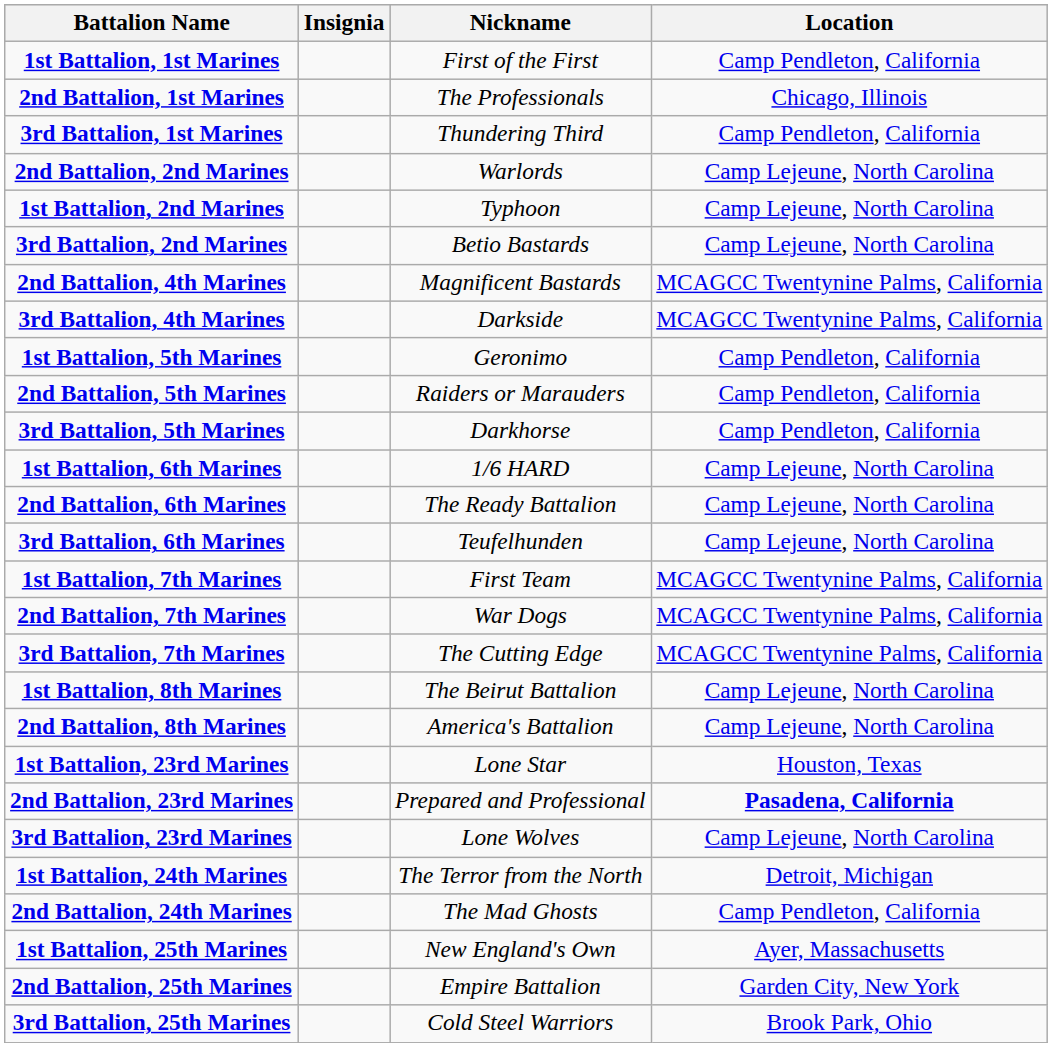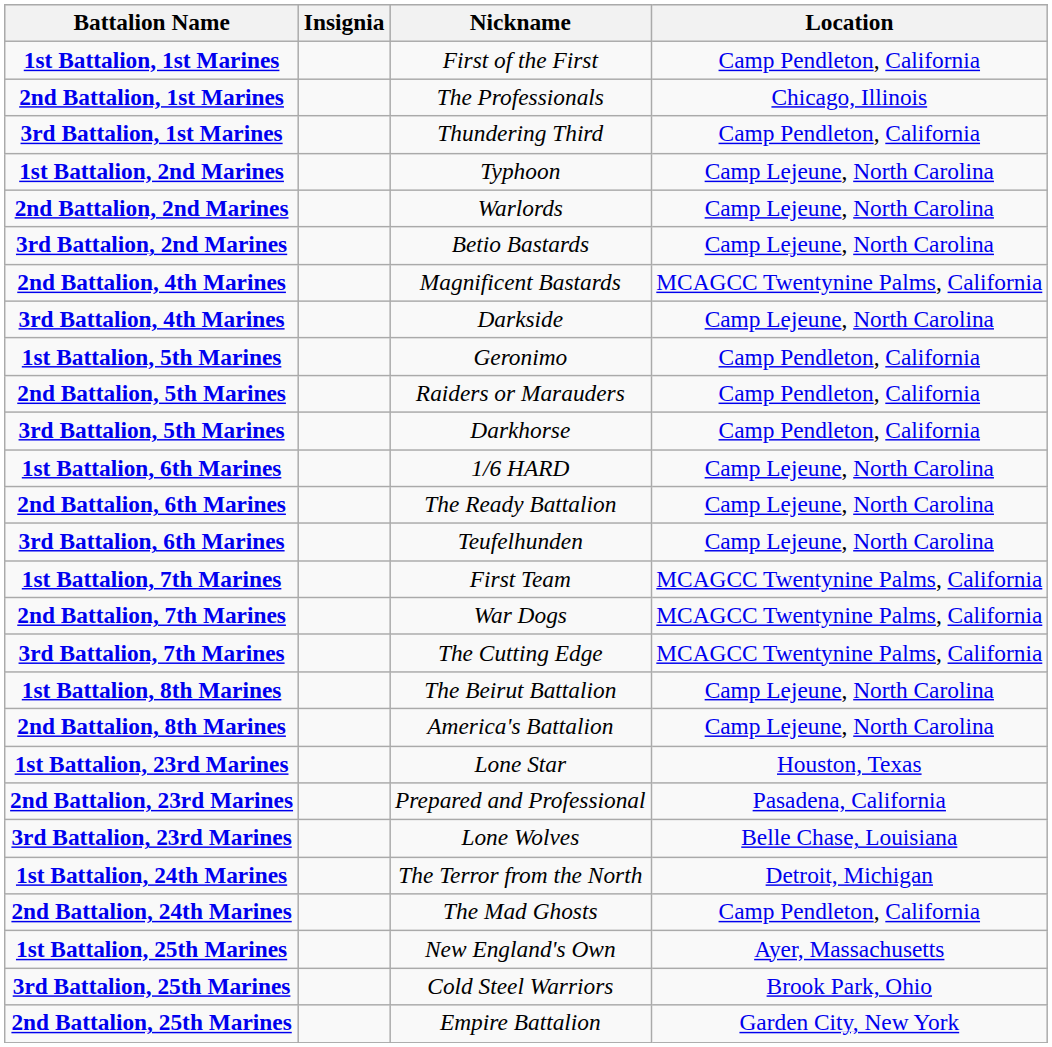rows swapped: (152, 208) <-> (152, 171)
(849, 319) MCAGCC Twentynine Palms, California -> (849, 319) Camp Lejeune, North Carolina
(849, 801) bold -> (849, 801) normal
(849, 838) Camp Lejeune, North Carolina -> (849, 838) Belle Chase, Louisiana
rows swapped: (152, 986) <-> (152, 1023)
